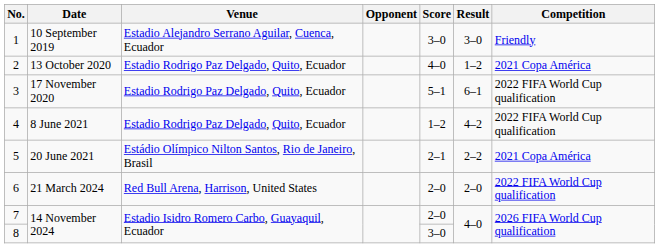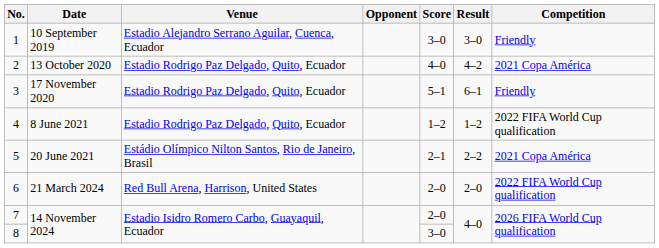(473, 65) 1–2 -> (473, 65) 4–2
(548, 91) 2022 FIFA World Cup qualification -> (515, 91) Friendly
(473, 123) 4–2 -> (473, 123) 1–2
